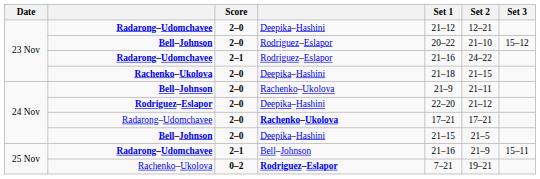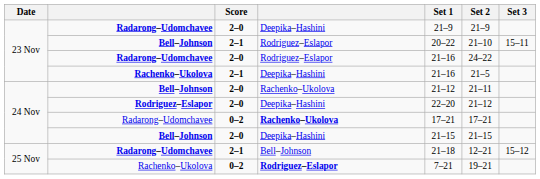(443, 28) 21–12 -> (443, 28) 21–9
(480, 28) 12–21 -> (480, 28) 21–9
(236, 43) 2–0 -> (236, 43) 2–1
(517, 43) 15–12 -> (517, 43) 15–11
(236, 58) 2–1 -> (236, 58) 2–0
(236, 74) 2–0 -> (236, 74) 2–1
(443, 74) 21–18 -> (443, 74) 21–16
(480, 74) 21–15 -> (480, 74) 21–5
(443, 89) 21–9 -> (443, 89) 21–12
(236, 120) 2–0 -> (236, 120) 0–2
(480, 136) 21–5 -> (480, 136) 21–15
(443, 151) 21–16 -> (443, 151) 21–18
(480, 151) 21–9 -> (480, 151) 12–21
(517, 151) 15–11 -> (517, 151) 15–12
